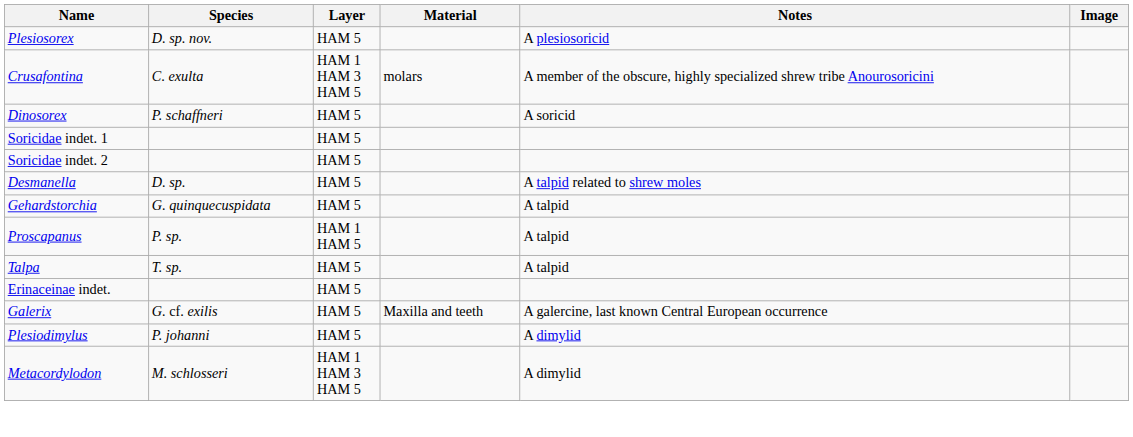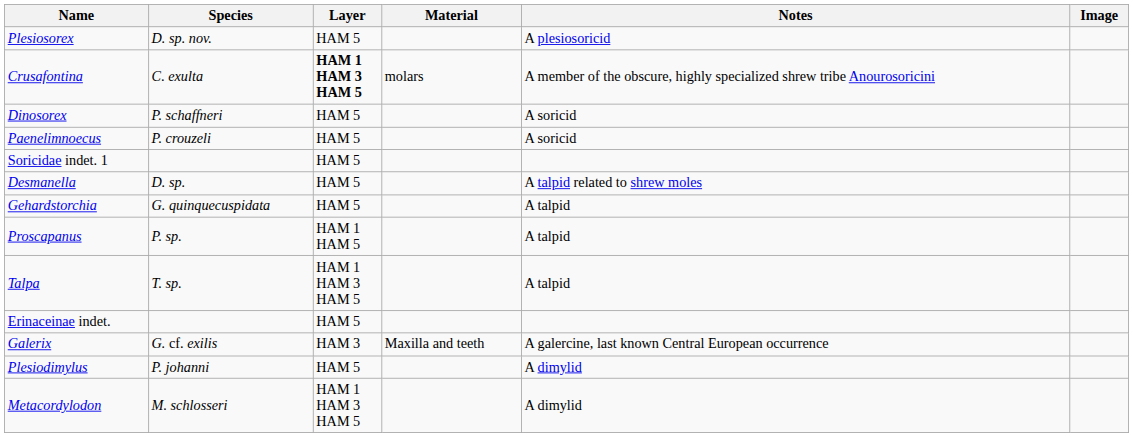(339, 76) normal -> (339, 76) bold
+ row: (54, 138)
- row: (58, 160)
(339, 267) HAM 5 -> (338, 283) HAM 1 HAM 3 HAM 5
(339, 312) HAM 5 -> (338, 344) HAM 3
